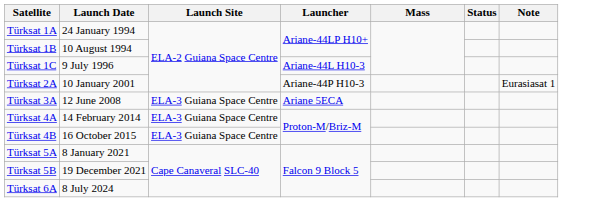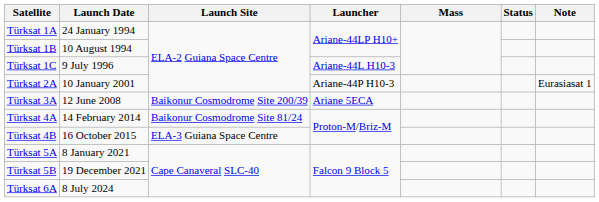(214, 100) ELA-3 Guiana Space Centre -> (229, 100) Baikonur Cosmodrome Site 200/39
(214, 118) ELA-3 Guiana Space Centre -> (227, 118) Baikonur Cosmodrome Site 81/24
